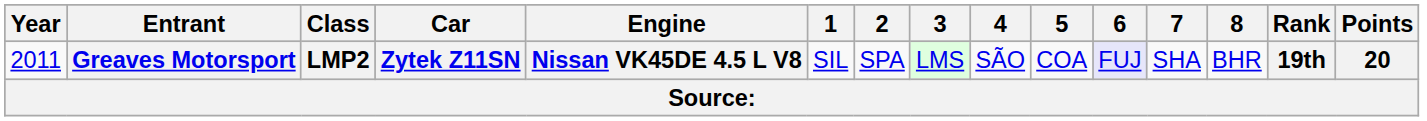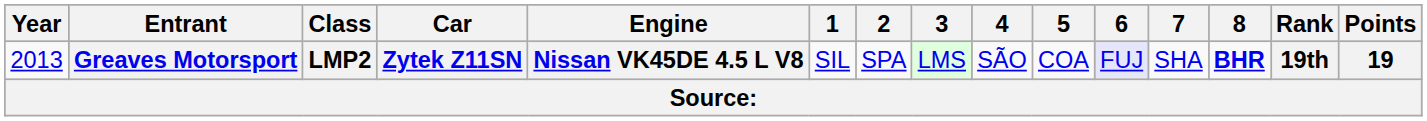(36, 60) 2011 -> (37, 60) 2013
(1237, 60) normal -> (1239, 60) bold
(1377, 60) 20 -> (1381, 60) 19
